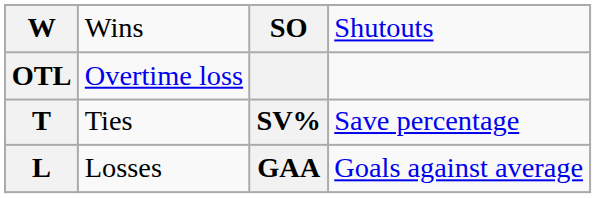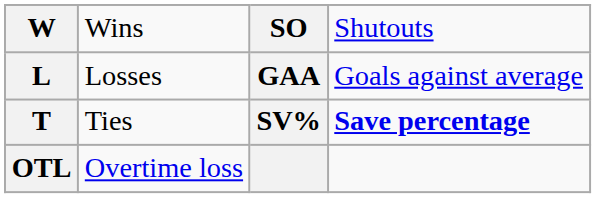rows swapped: (123, 168) <-> (164, 75)
(427, 121) normal -> (432, 121) bold
